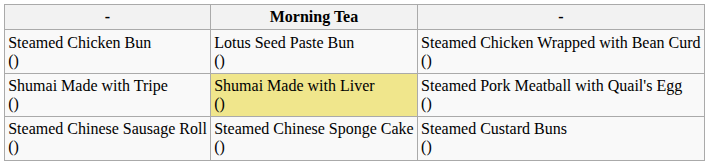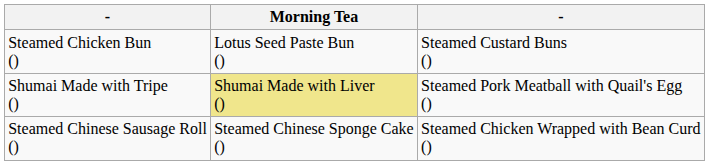(561, 51) Steamed Chicken Wrapped with Bean Curd () -> (494, 51) Steamed Custard Buns ()
(494, 138) Steamed Custard Buns () -> (561, 138) Steamed Chicken Wrapped with Bean Curd ()
